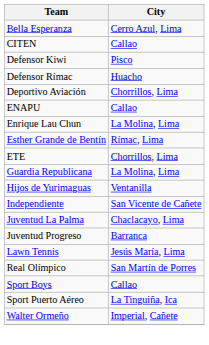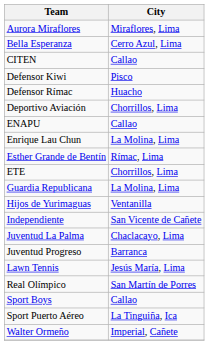+ row: (43, 28)
